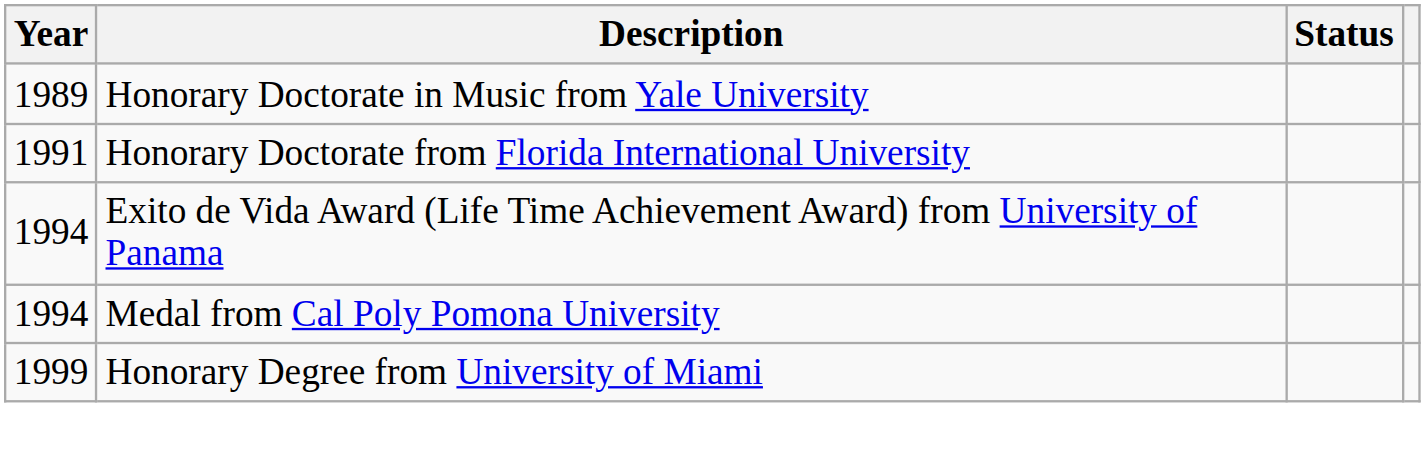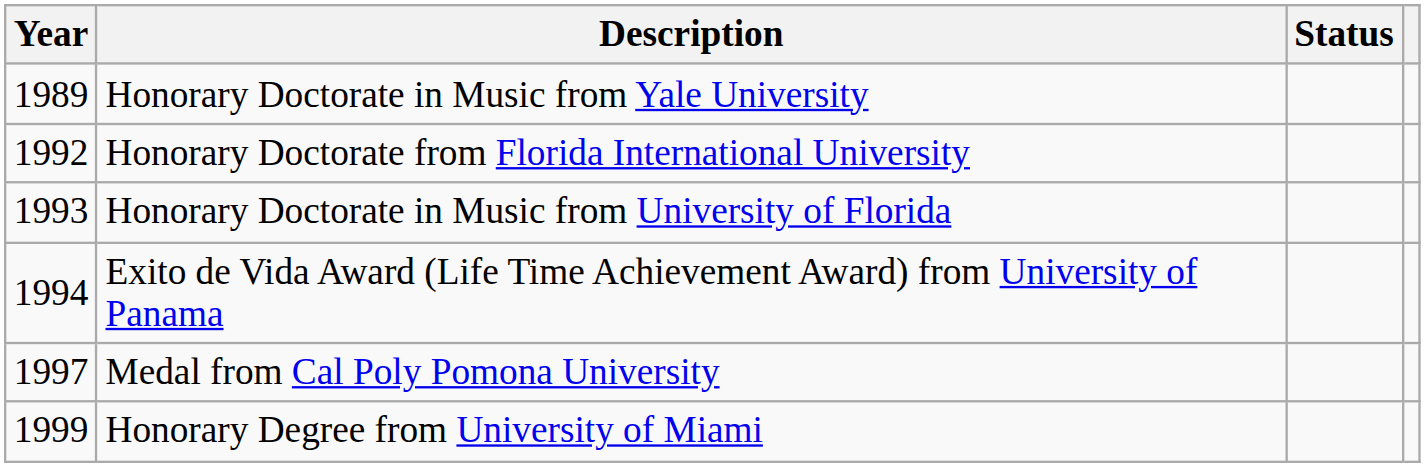(51, 152) 1991 -> (51, 152) 1992
+ row: (528, 211)
(51, 312) 1994 -> (51, 371) 1997
